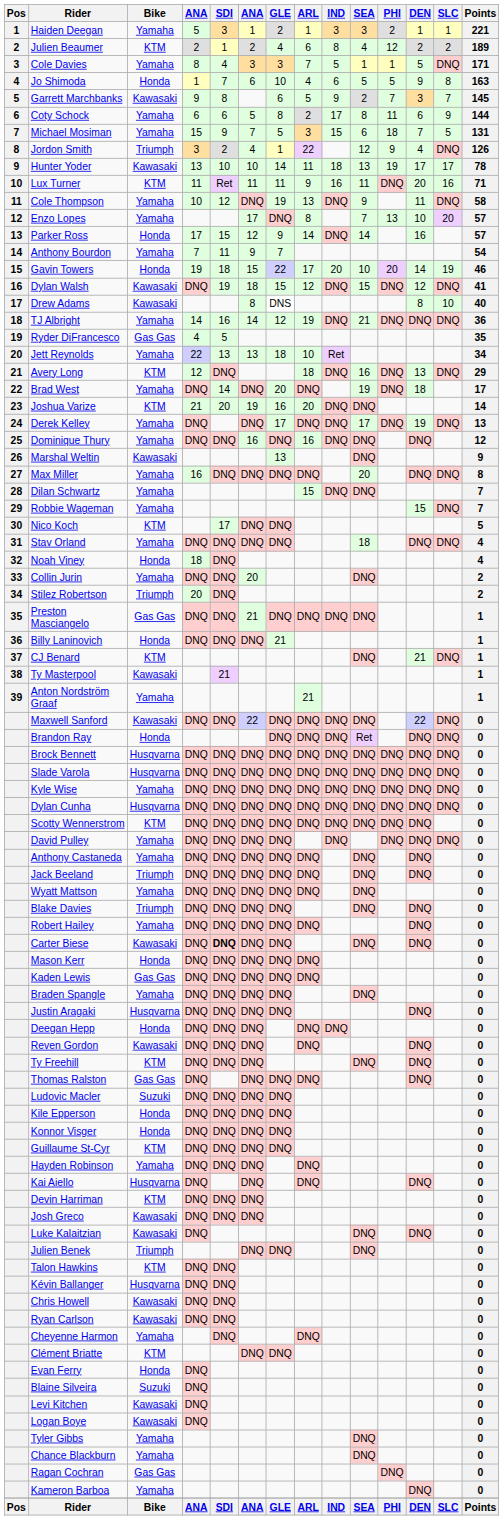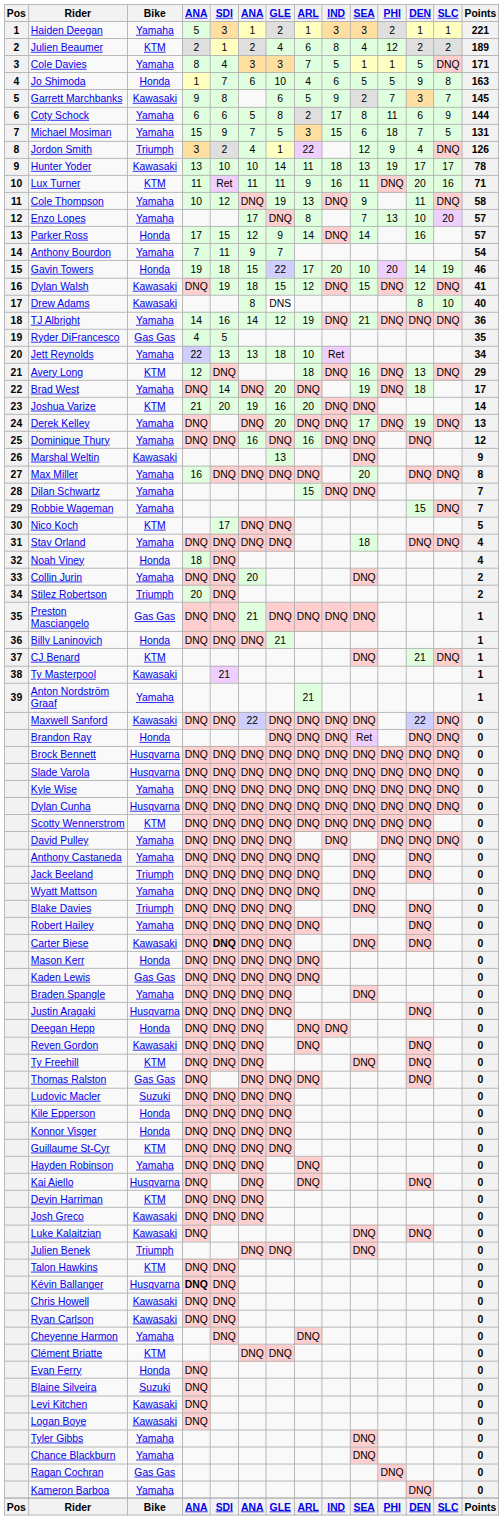(280, 423) 17 -> (280, 423) 20
(196, 1284) normal -> (196, 1284) bold
